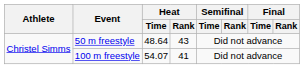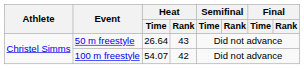(156, 41) 48.64 -> (156, 41) 26.64
(183, 56) 41 -> (183, 56) 42
